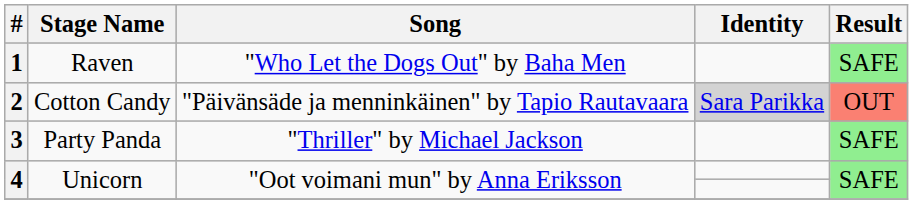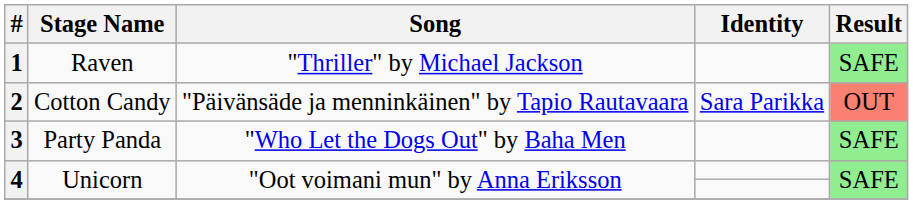(435, 62) "Who Let the Dogs Out" by Baha Men -> (435, 62) "Thriller" by Michael Jackson
(762, 101) lightgrey background -> (762, 101) no background
(435, 140) "Thriller" by Michael Jackson -> (435, 140) "Who Let the Dogs Out" by Baha Men
